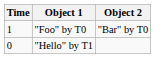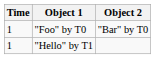(9, 45) 0 -> (9, 45) 1
